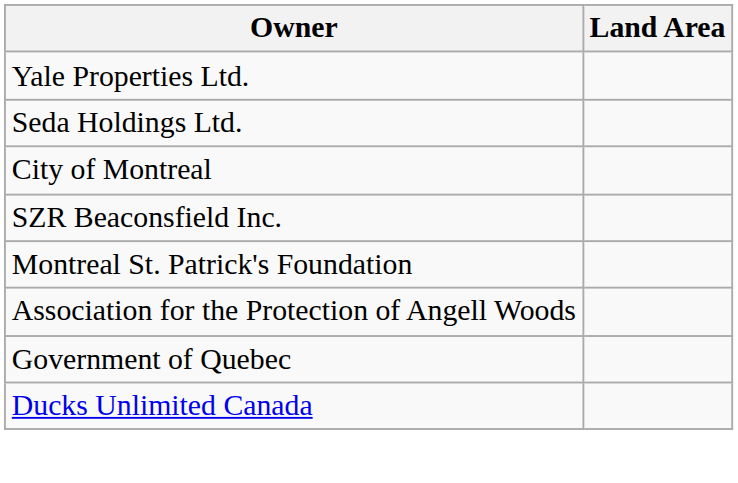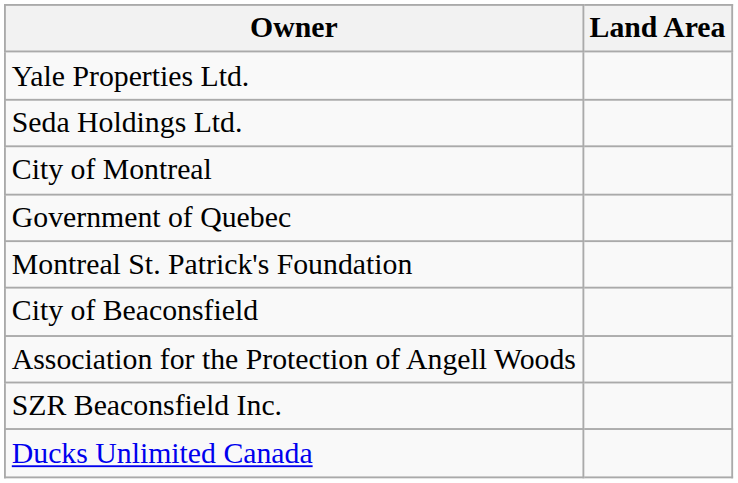rows swapped: (151, 358) <-> (147, 216)
+ row: (135, 311)
